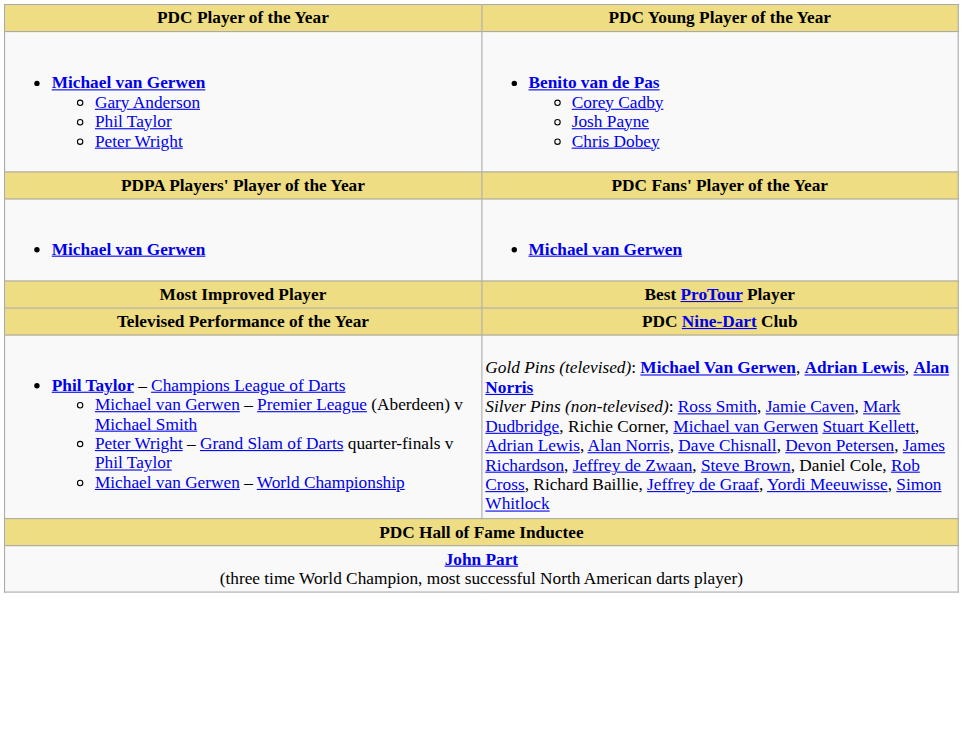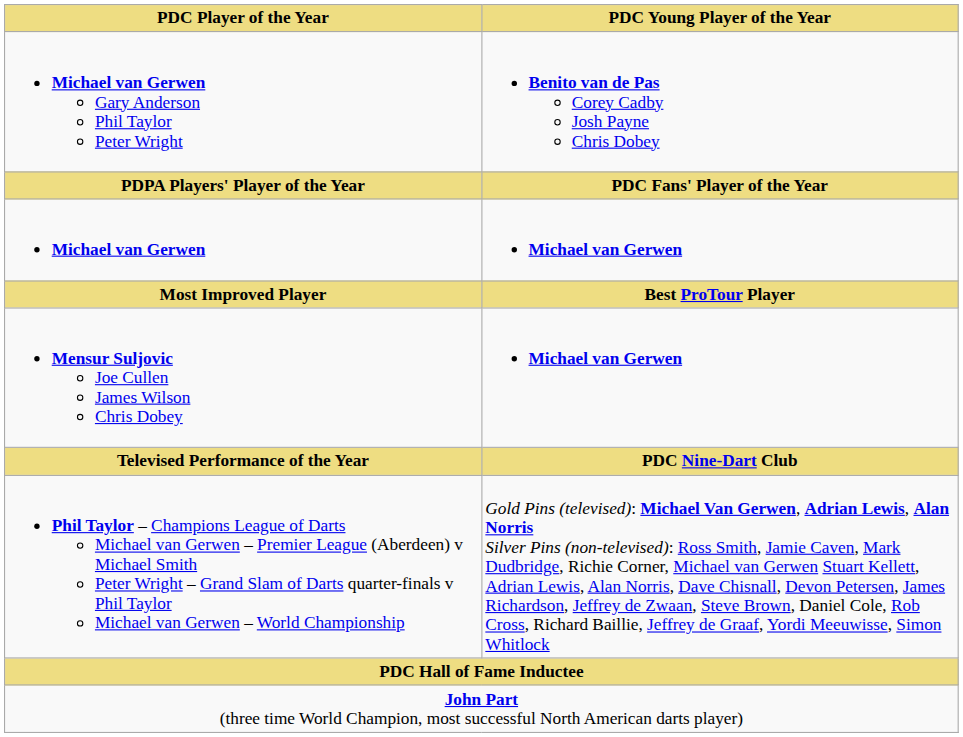+ row: (243, 387)
